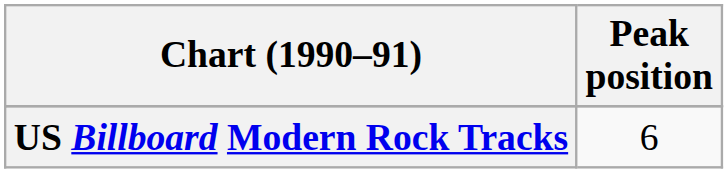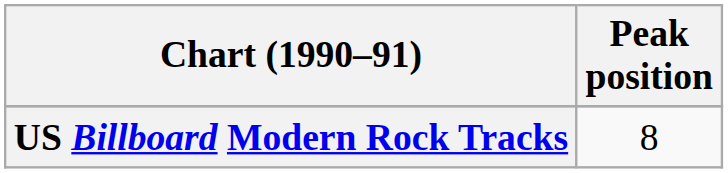(649, 136) 6 -> (649, 136) 8
